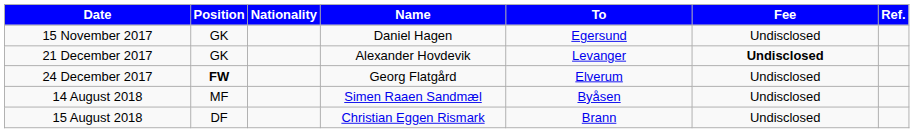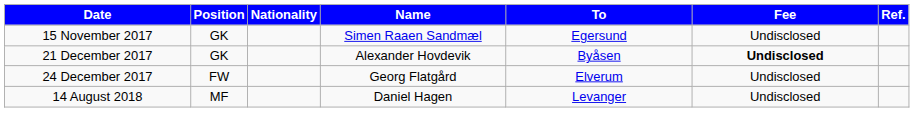(413, 36) Daniel Hagen -> (413, 36) Simen Raaen Sandmæl
(599, 56) Levanger -> (599, 56) Byåsen
(219, 77) bold -> (219, 77) normal
(413, 97) Simen Raaen Sandmæl -> (413, 97) Daniel Hagen
(599, 97) Byåsen -> (599, 97) Levanger
- row: (97, 117)
